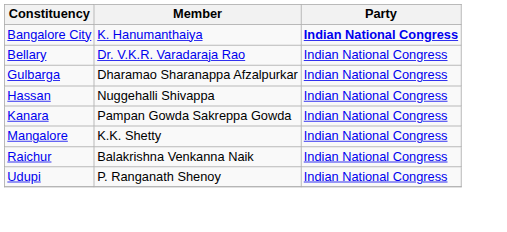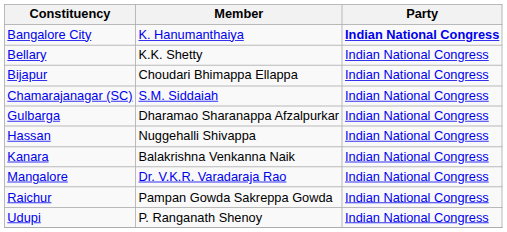(171, 55) Dr. V.K.R. Varadaraja Rao -> (170, 55) K.K. Shetty
+ row: (27, 75)
+ row: (70, 95)
(194, 116) Pampan Gowda Sakreppa Gowda -> (217, 156) Balakrishna Venkanna Naik
(129, 136) K.K. Shetty -> (212, 177) Dr. V.K.R. Varadaraja Rao
(175, 156) Balakrishna Venkanna Naik -> (236, 197) Pampan Gowda Sakreppa Gowda
